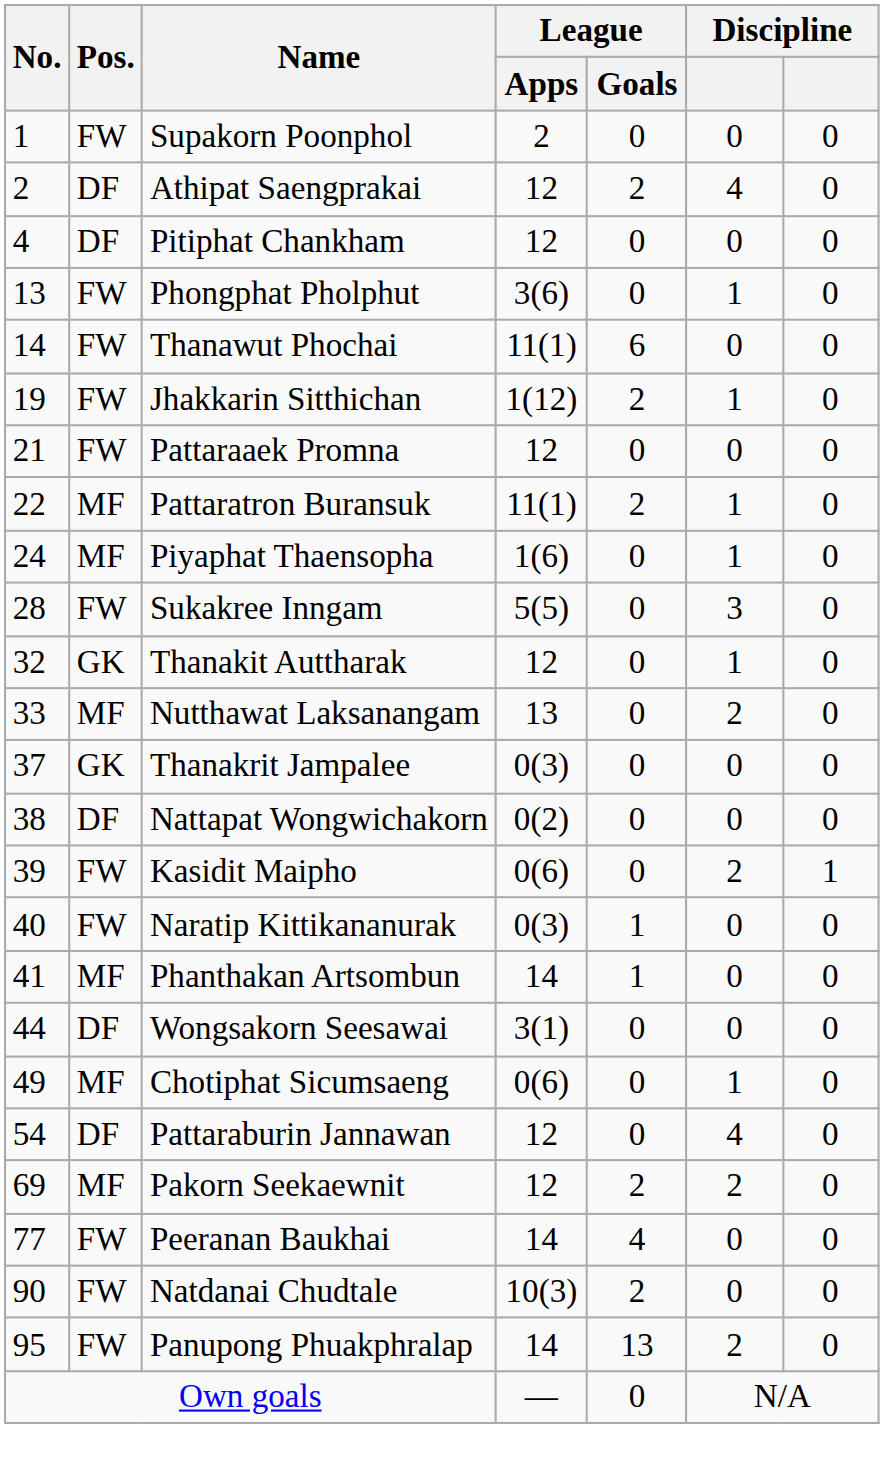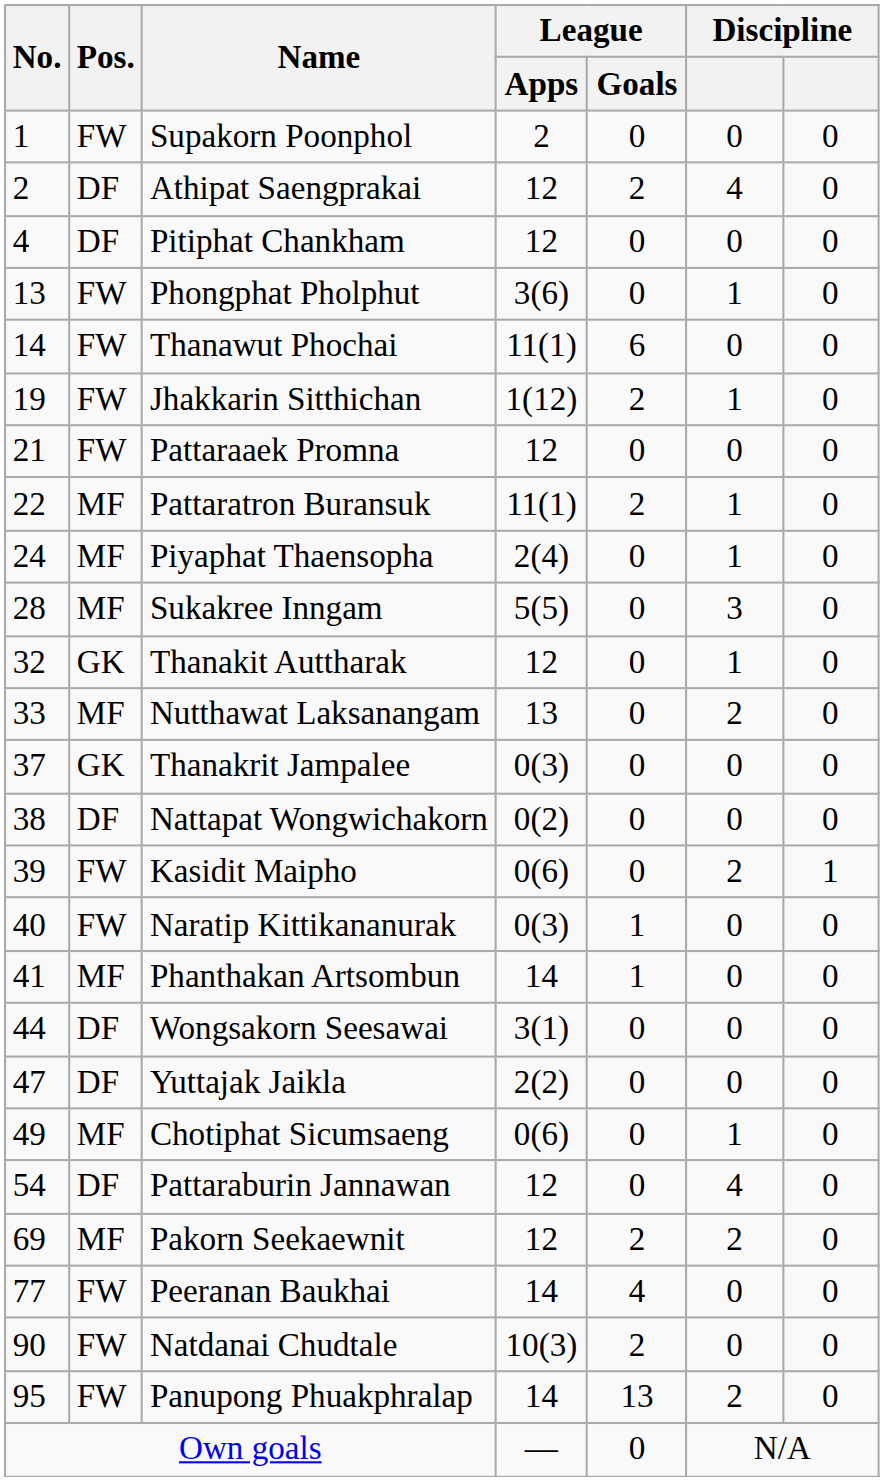(541, 556) 1(6) -> (541, 556) 2(4)
(102, 608) FW -> (101, 608) MF
+ row: (248, 1081)
